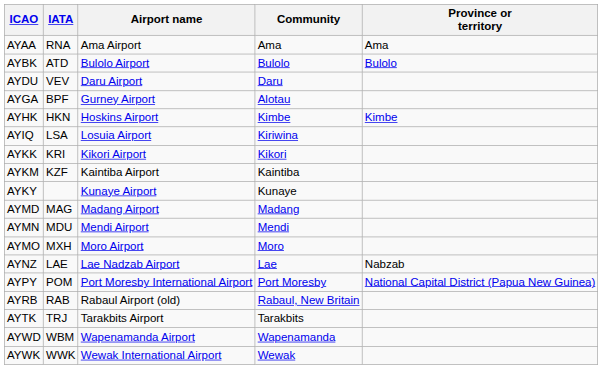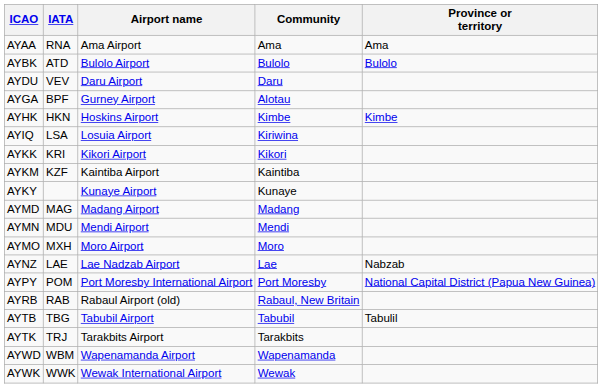+ row: (22, 318)
